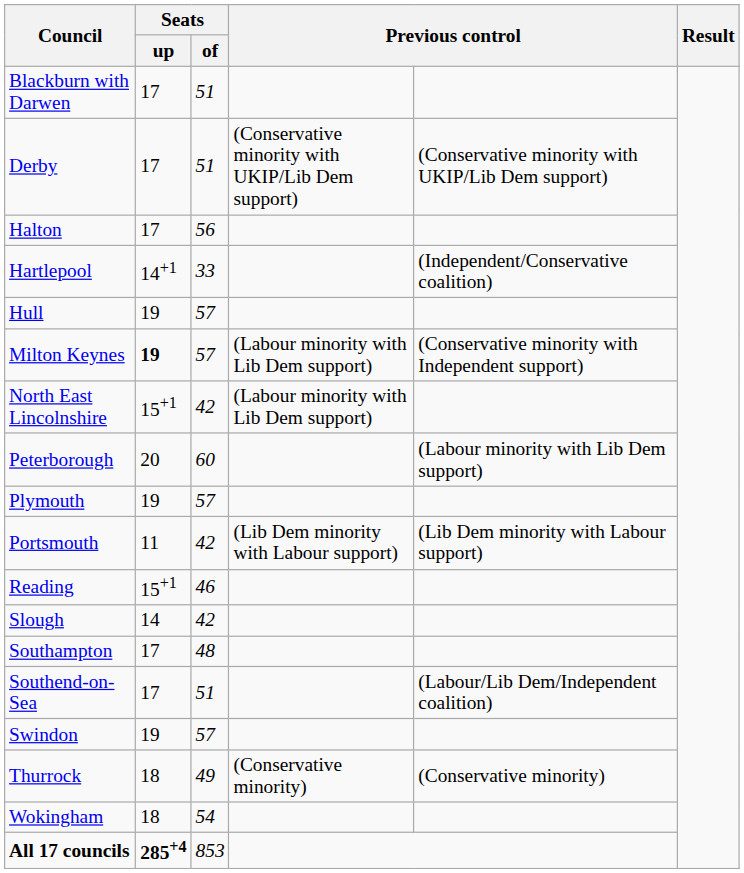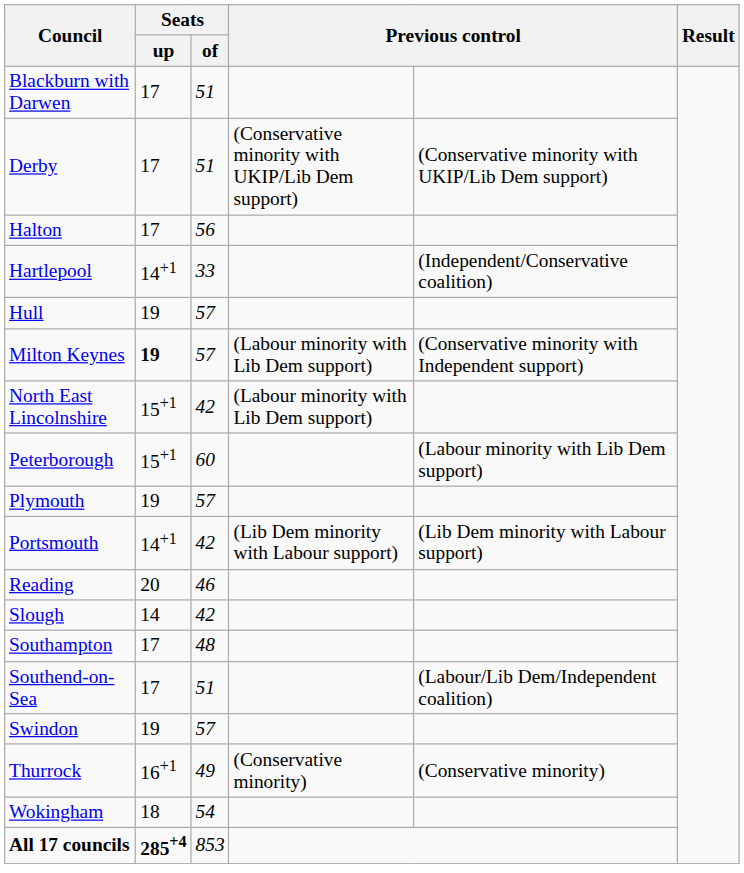(150, 459) 20 -> (159, 459) 15+1
(150, 542) 11 -> (159, 542) 14+1
(159, 586) 15+1 -> (150, 584) 20
(150, 775) 18 -> (159, 770) 16+1
